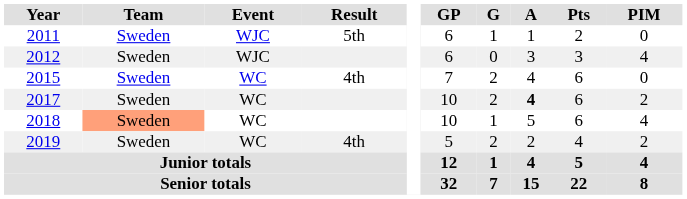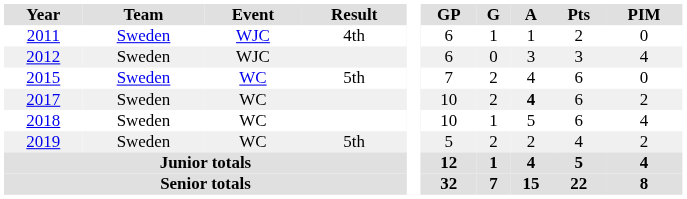(354, 35) 5th -> (354, 35) 4th
(354, 78) 4th -> (354, 78) 5th
(144, 120) lightsalmon background -> (144, 120) no background
(354, 141) 4th -> (354, 141) 5th
